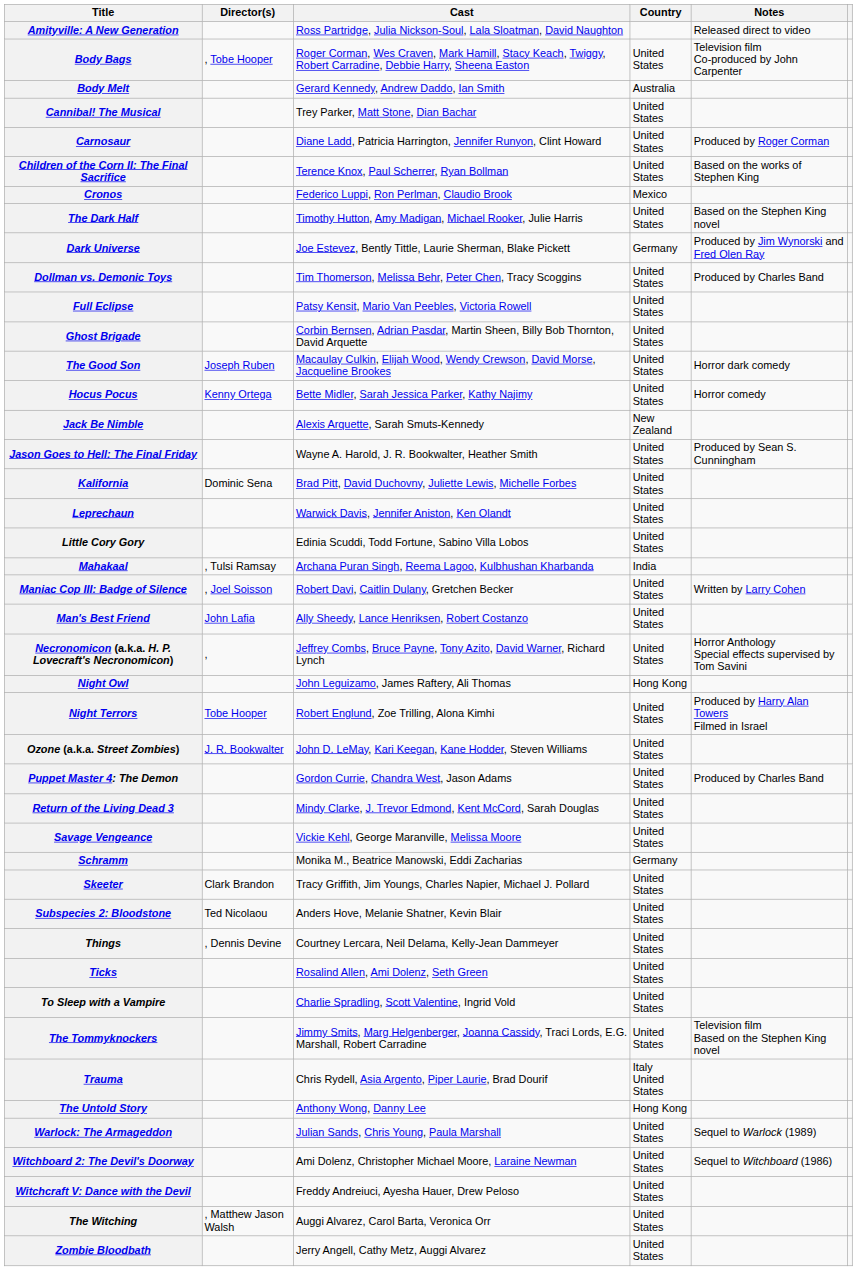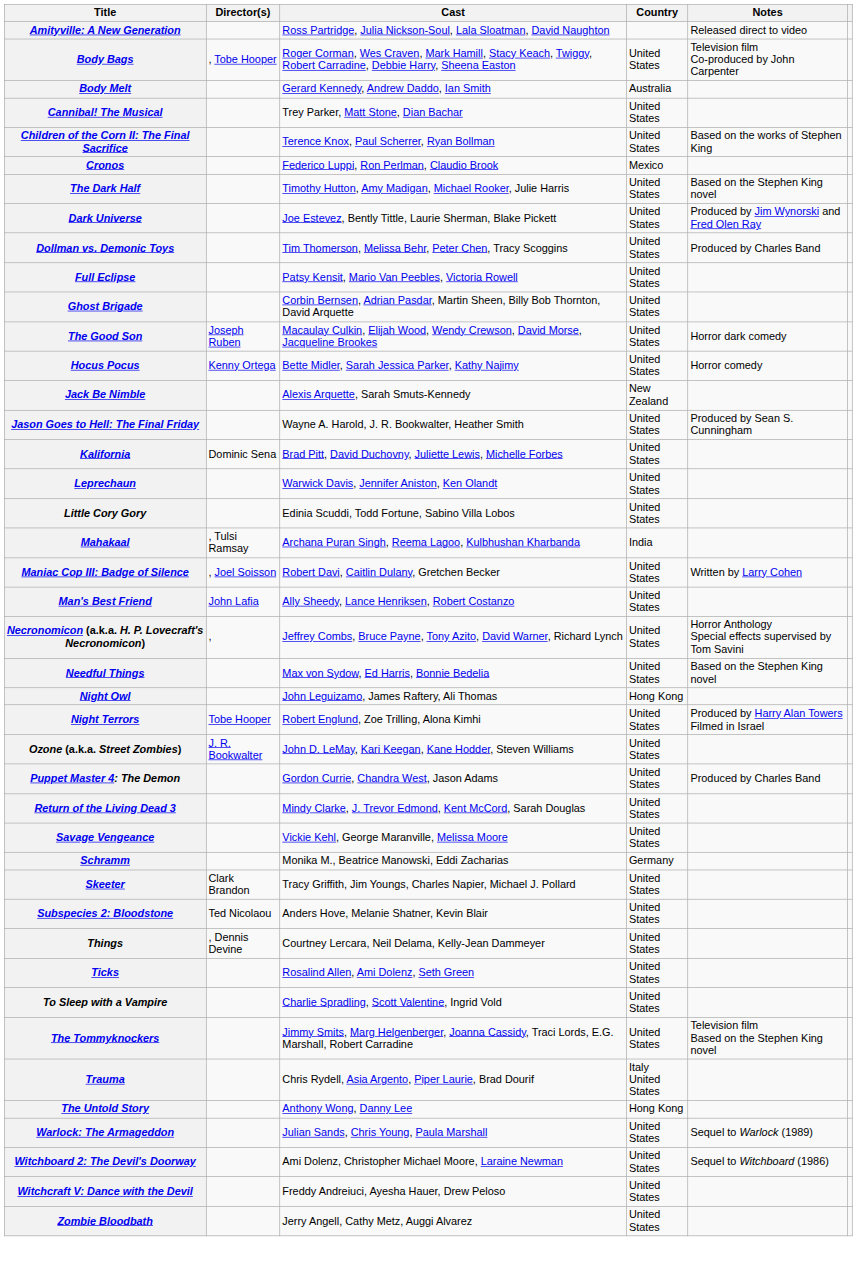- row: (103, 142)
(655, 247) Germany -> (645, 218) United States
+ row: (105, 673)
- row: (103, 1221)
